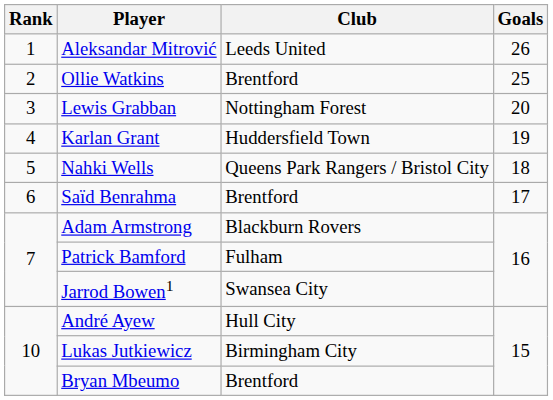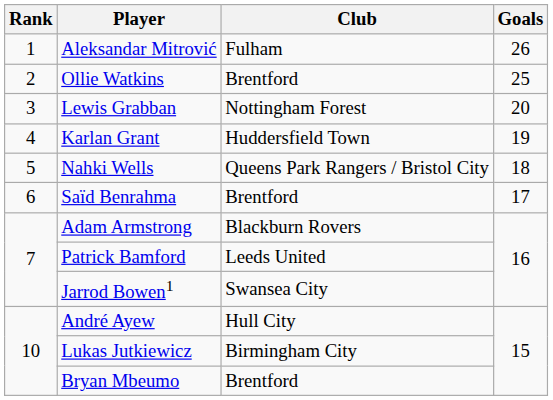(275, 49) Leeds United -> (254, 49) Fulham
(254, 256) Fulham -> (275, 256) Leeds United
